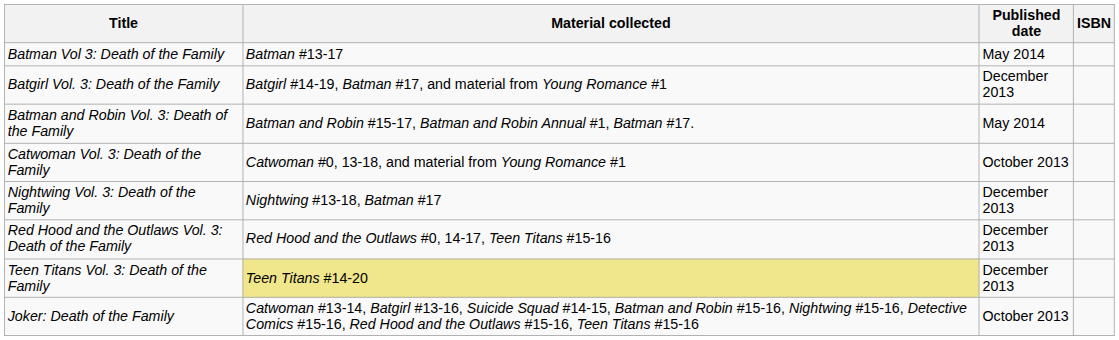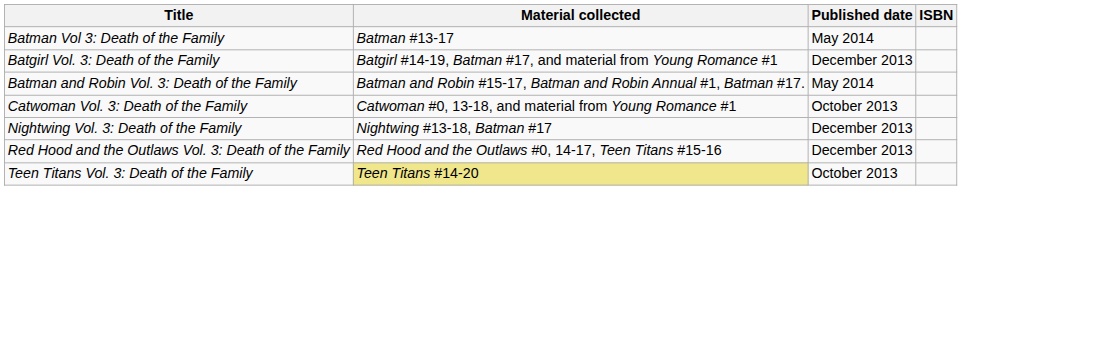(1015, 278) December 2013 -> (855, 173) October 2013
- row: (91, 316)
